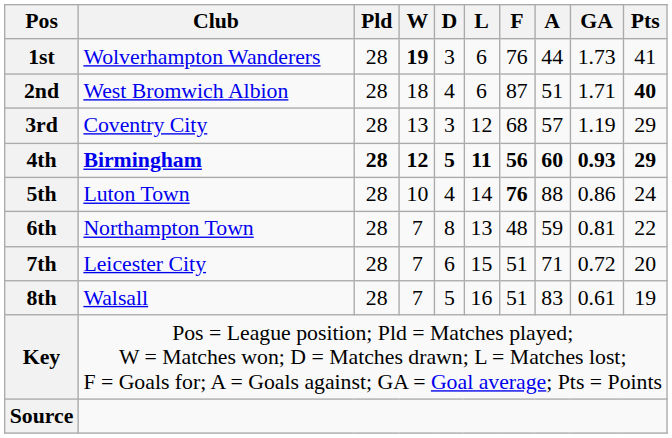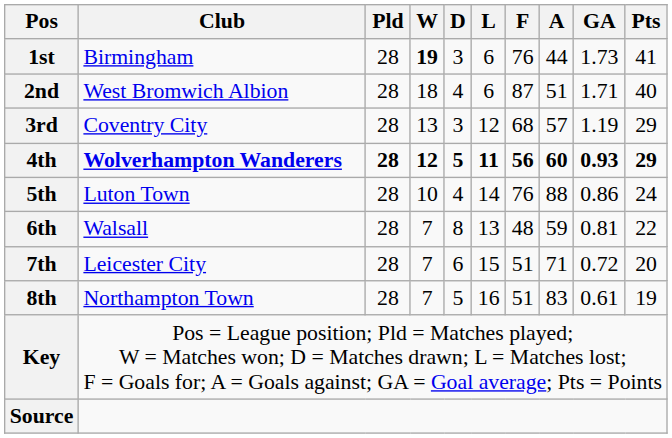(202, 56) Wolverhampton Wanderers -> (138, 56) Birmingham
(645, 90) bold -> (646, 90) normal
(143, 159) Birmingham -> (213, 159) Wolverhampton Wanderers
(517, 194) bold -> (523, 194) normal
(169, 228) Northampton Town -> (116, 228) Walsall
(116, 297) Walsall -> (169, 297) Northampton Town
